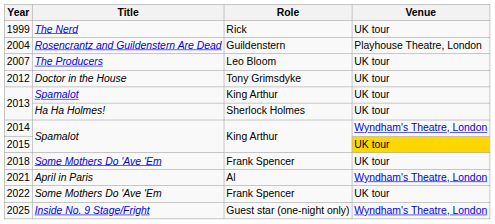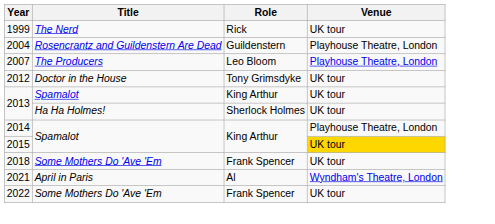(372, 62) UK tour -> (374, 62) Playhouse Theatre, London
(421, 128) Wyndham's Theatre, London -> (374, 128) Playhouse Theatre, London
- row: (18, 210)
